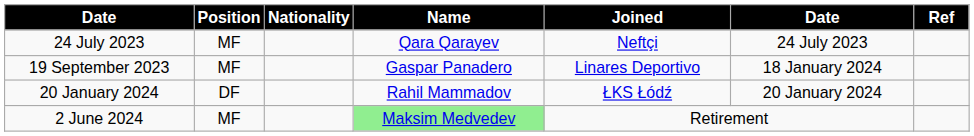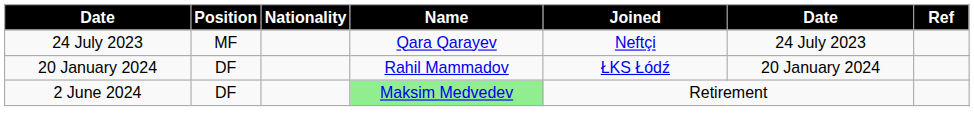- row: (99, 68)
(229, 119) MF -> (226, 93) DF
